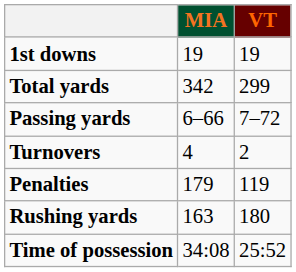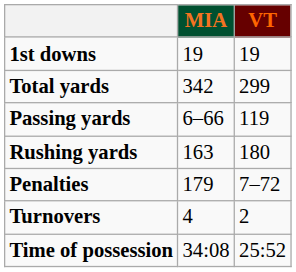(260, 119) 7–72 -> (254, 119) 119
rows swapped: (73, 217) <-> (55, 151)
(254, 184) 119 -> (260, 184) 7–72
